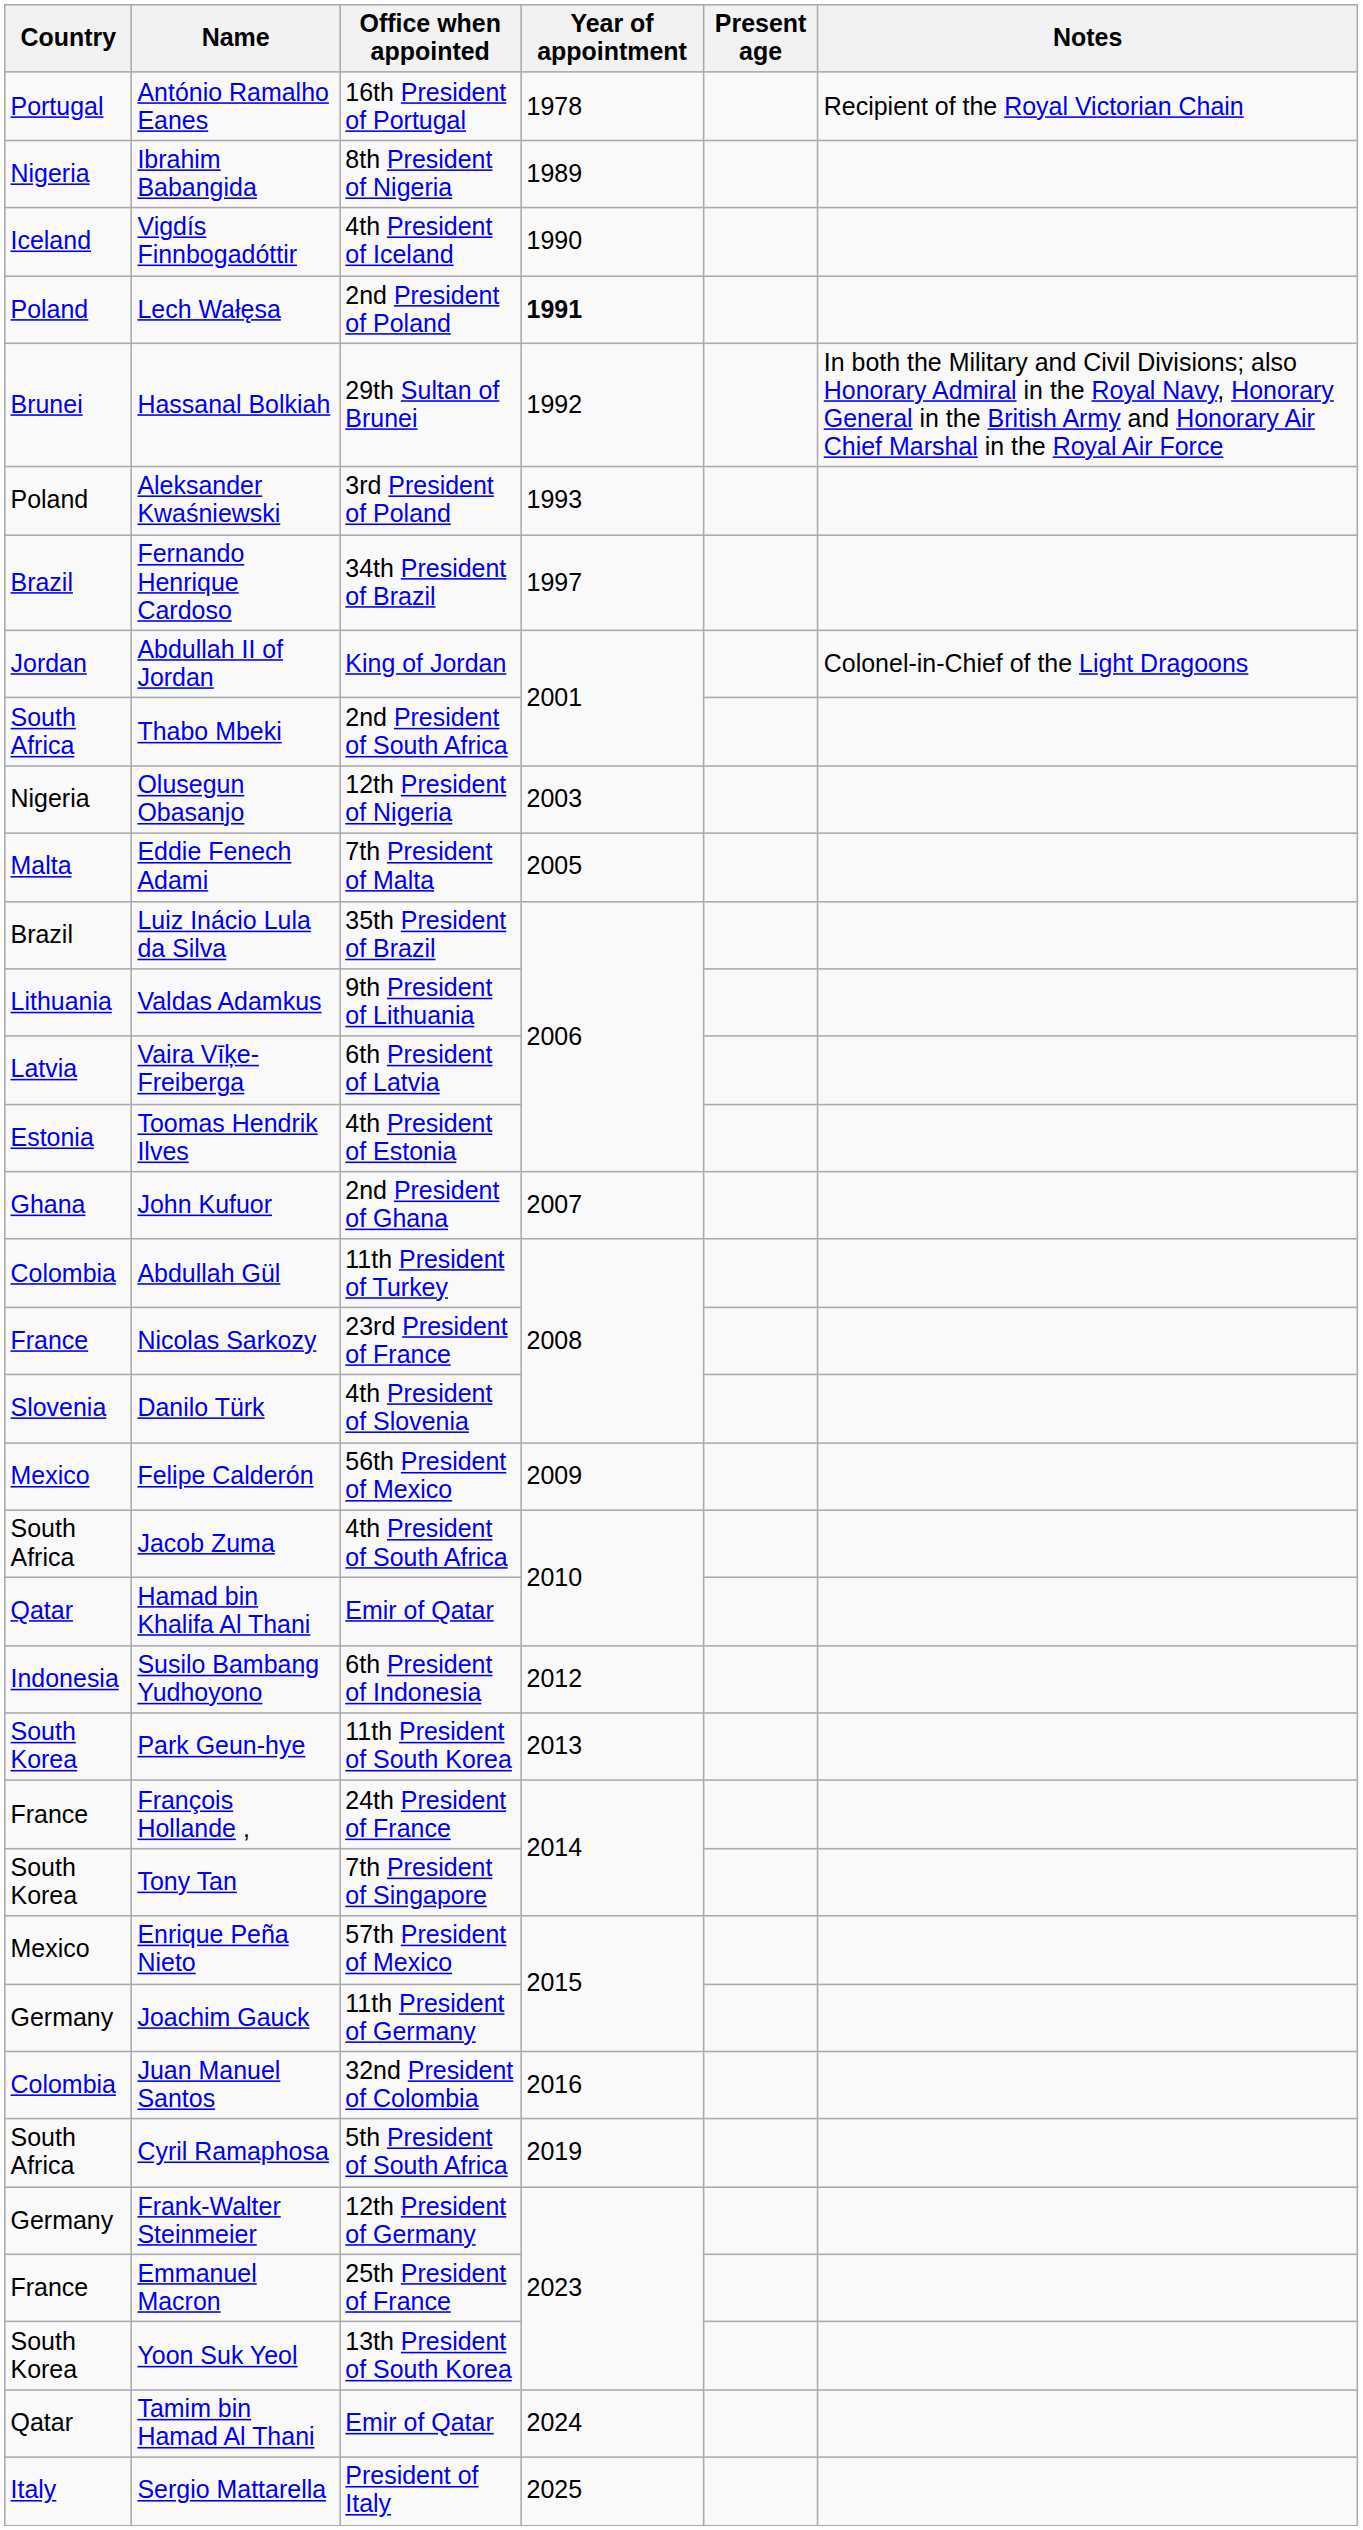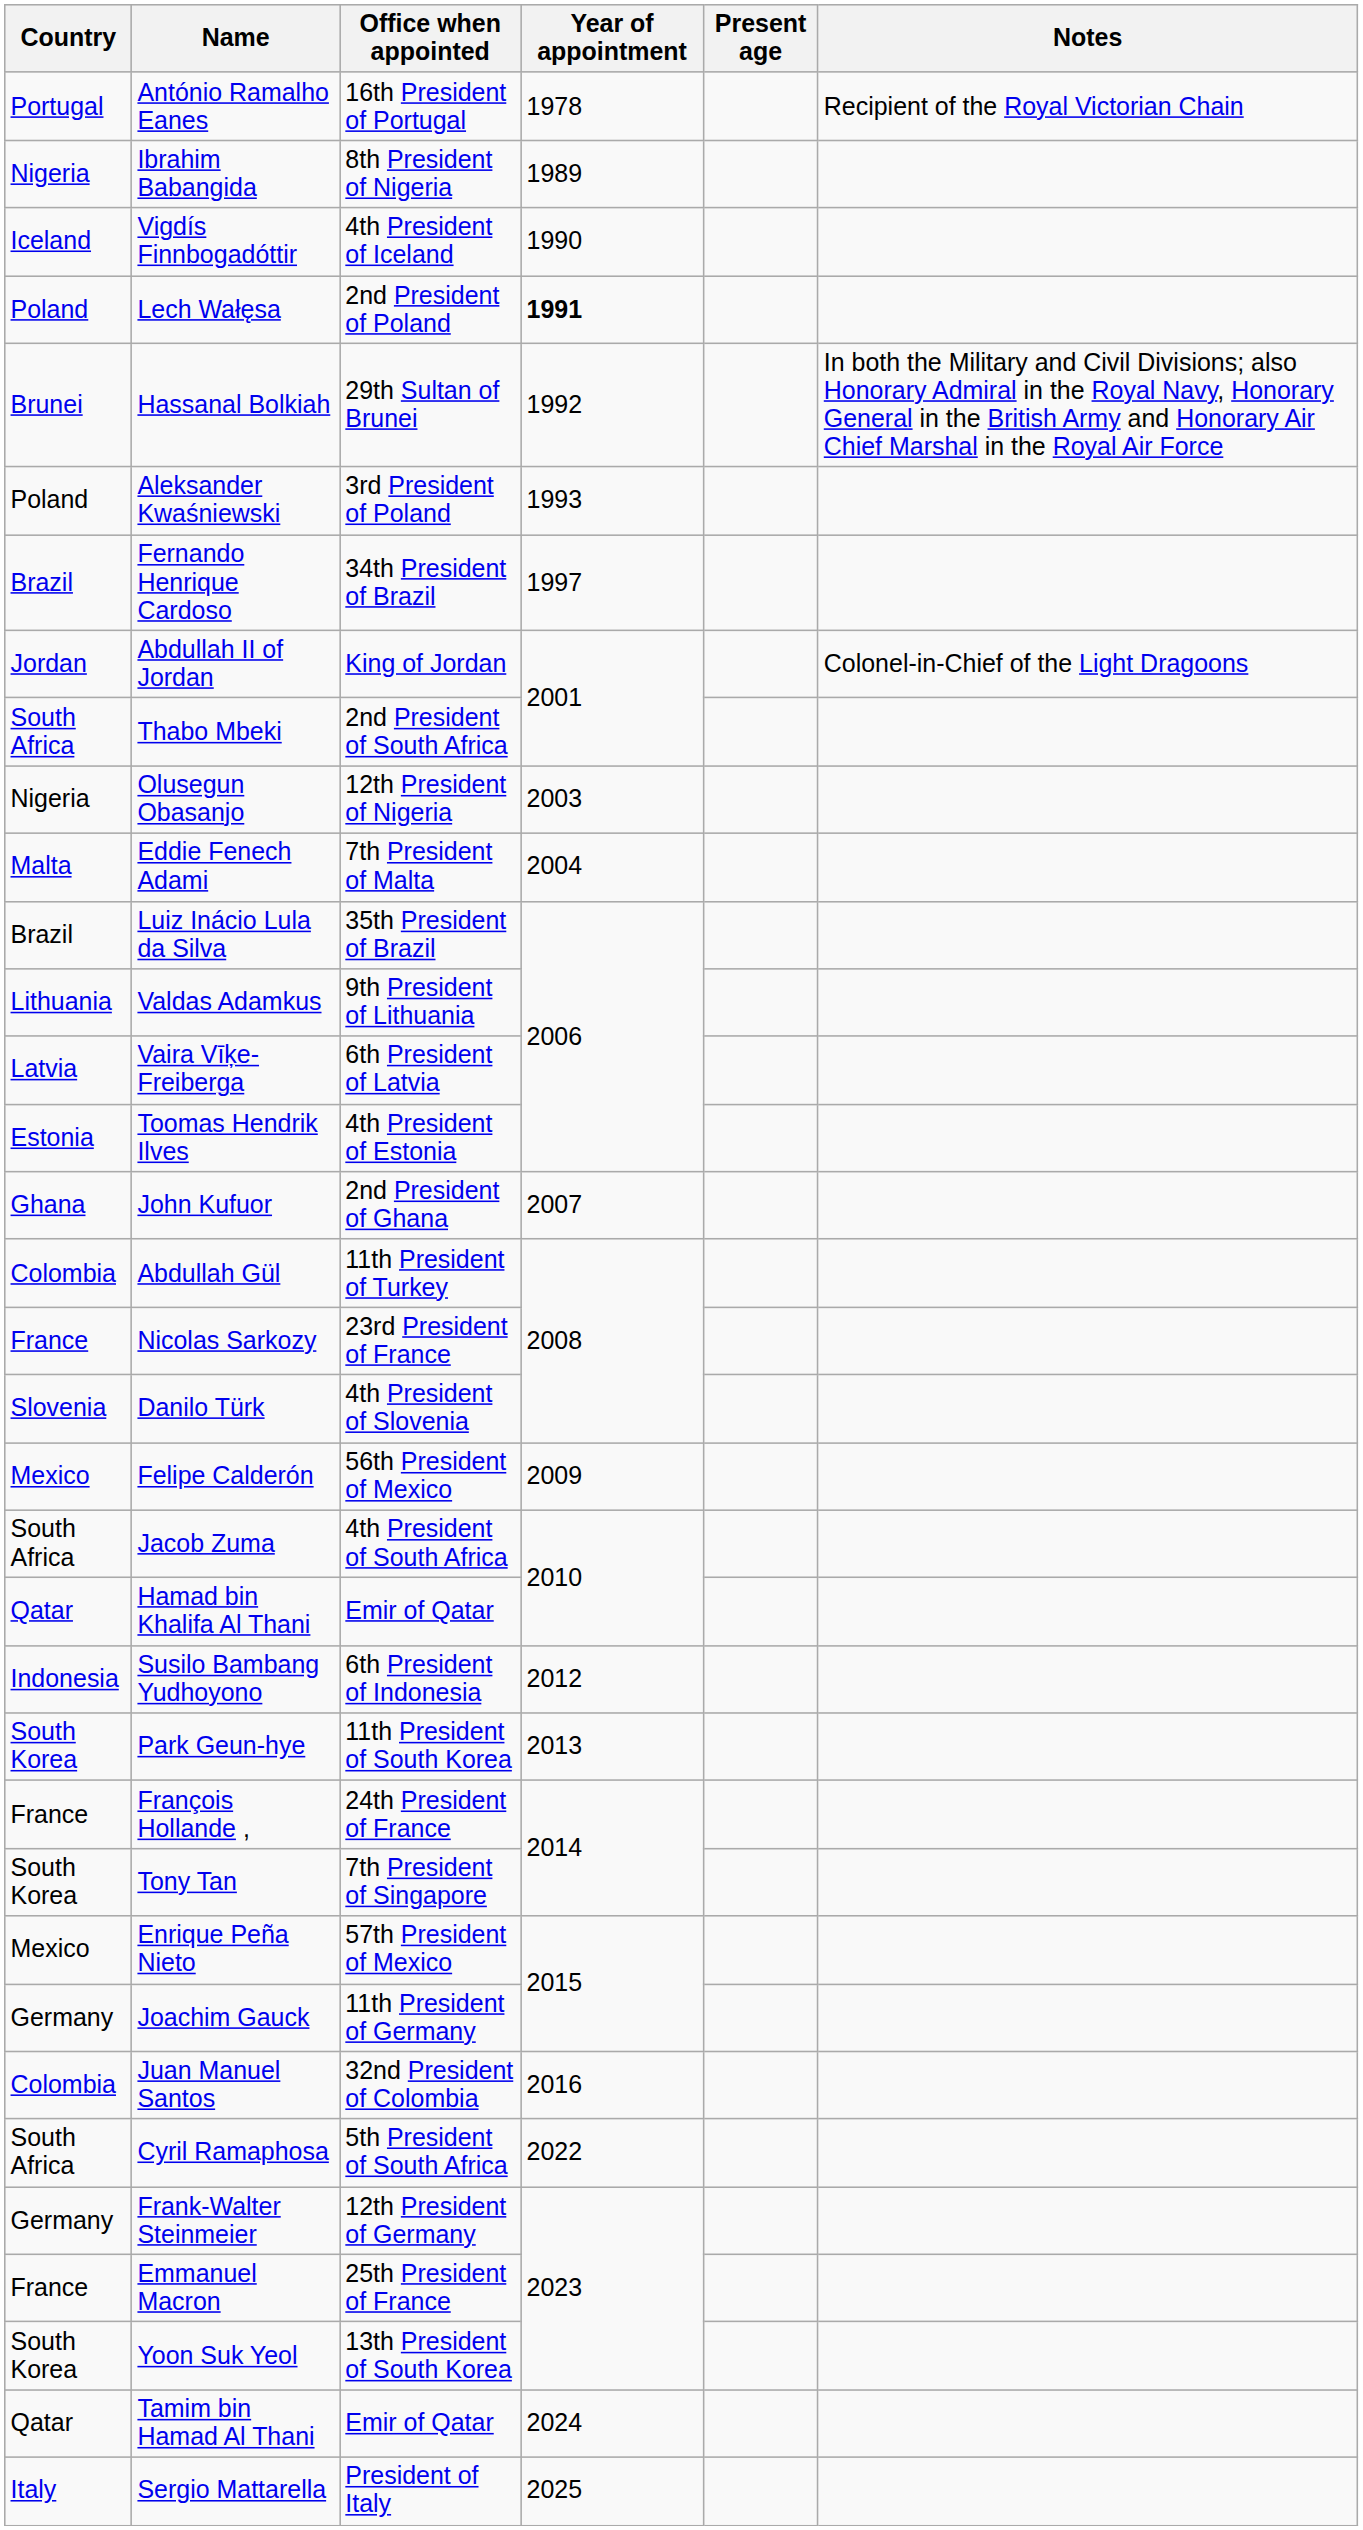(554, 866) 2005 -> (554, 866) 2004
(554, 2152) 2019 -> (554, 2152) 2022
